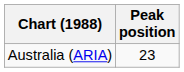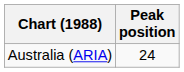(147, 55) 23 -> (147, 55) 24
